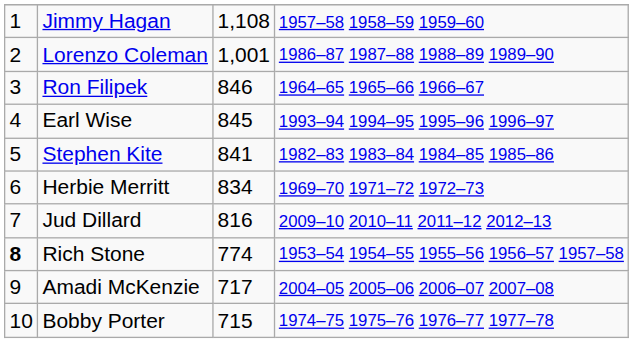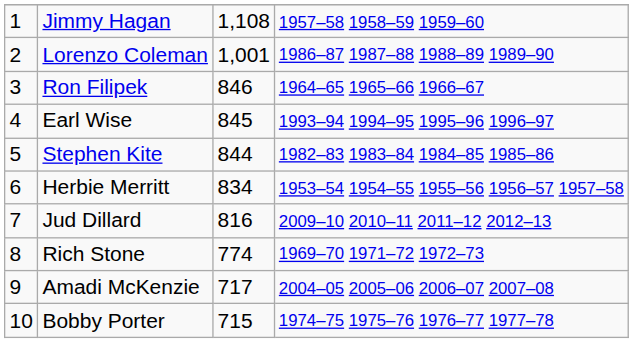(235, 154) 841 -> (235, 154) 844
(381, 187) 1969–70 1971–72 1972–73 -> (451, 187) 1953–54 1954–55 1955–56 1956–57 1957–58
(15, 253) bold -> (15, 253) normal
(451, 254) 1953–54 1954–55 1955–56 1956–57 1957–58 -> (381, 254) 1969–70 1971–72 1972–73
